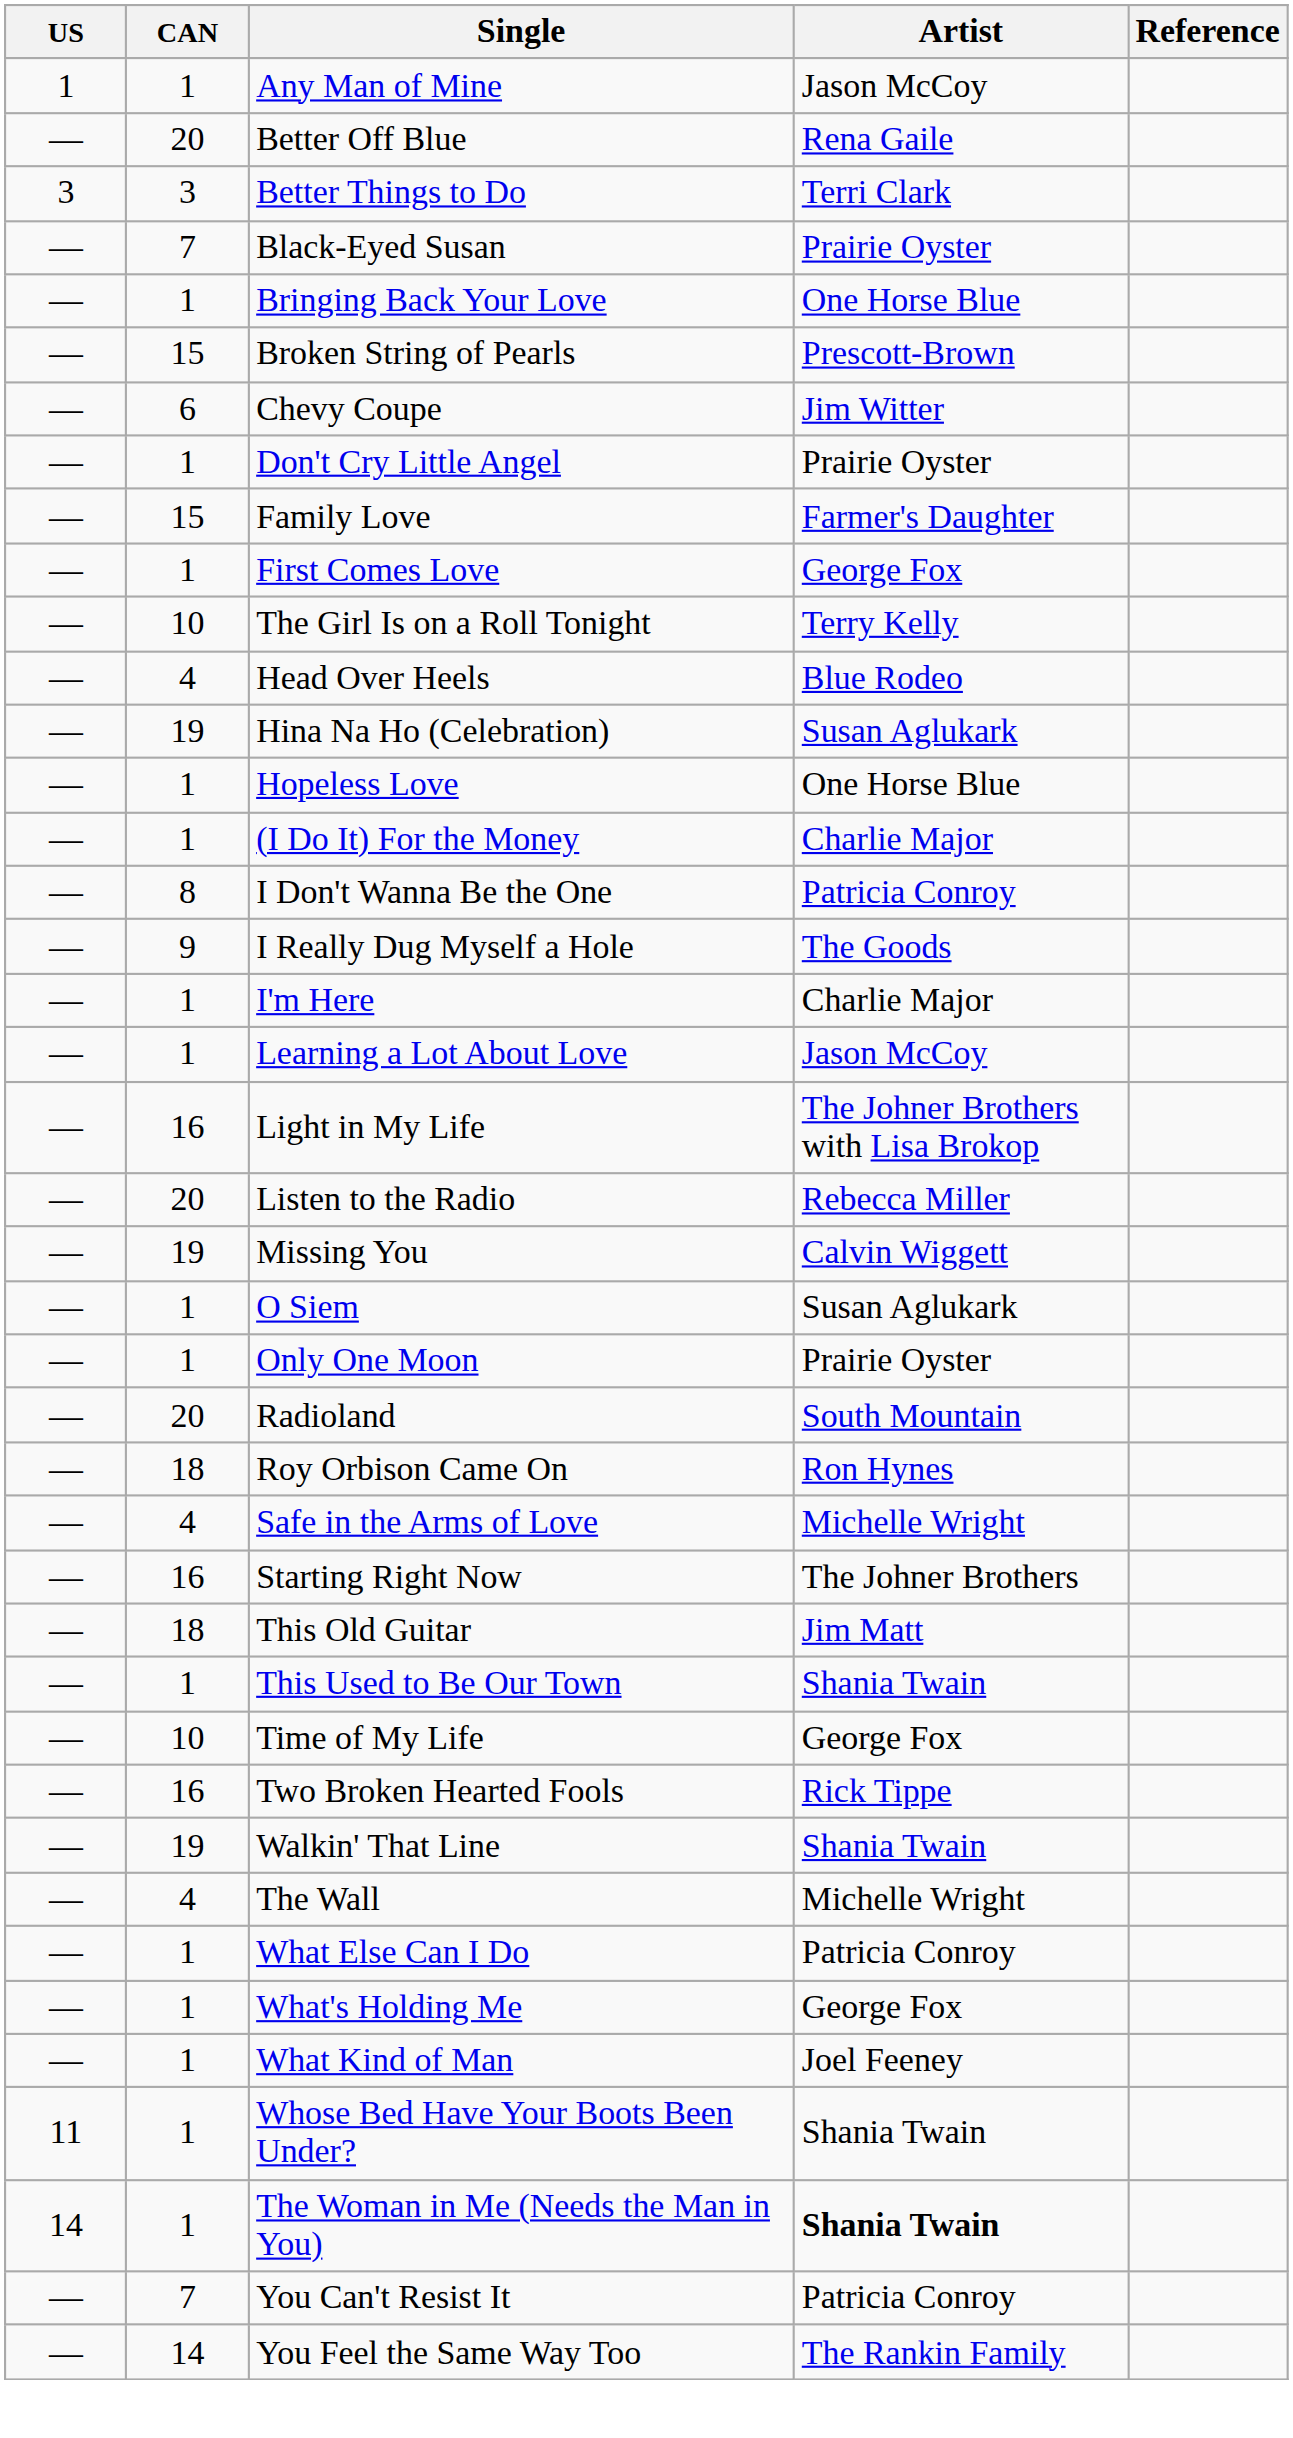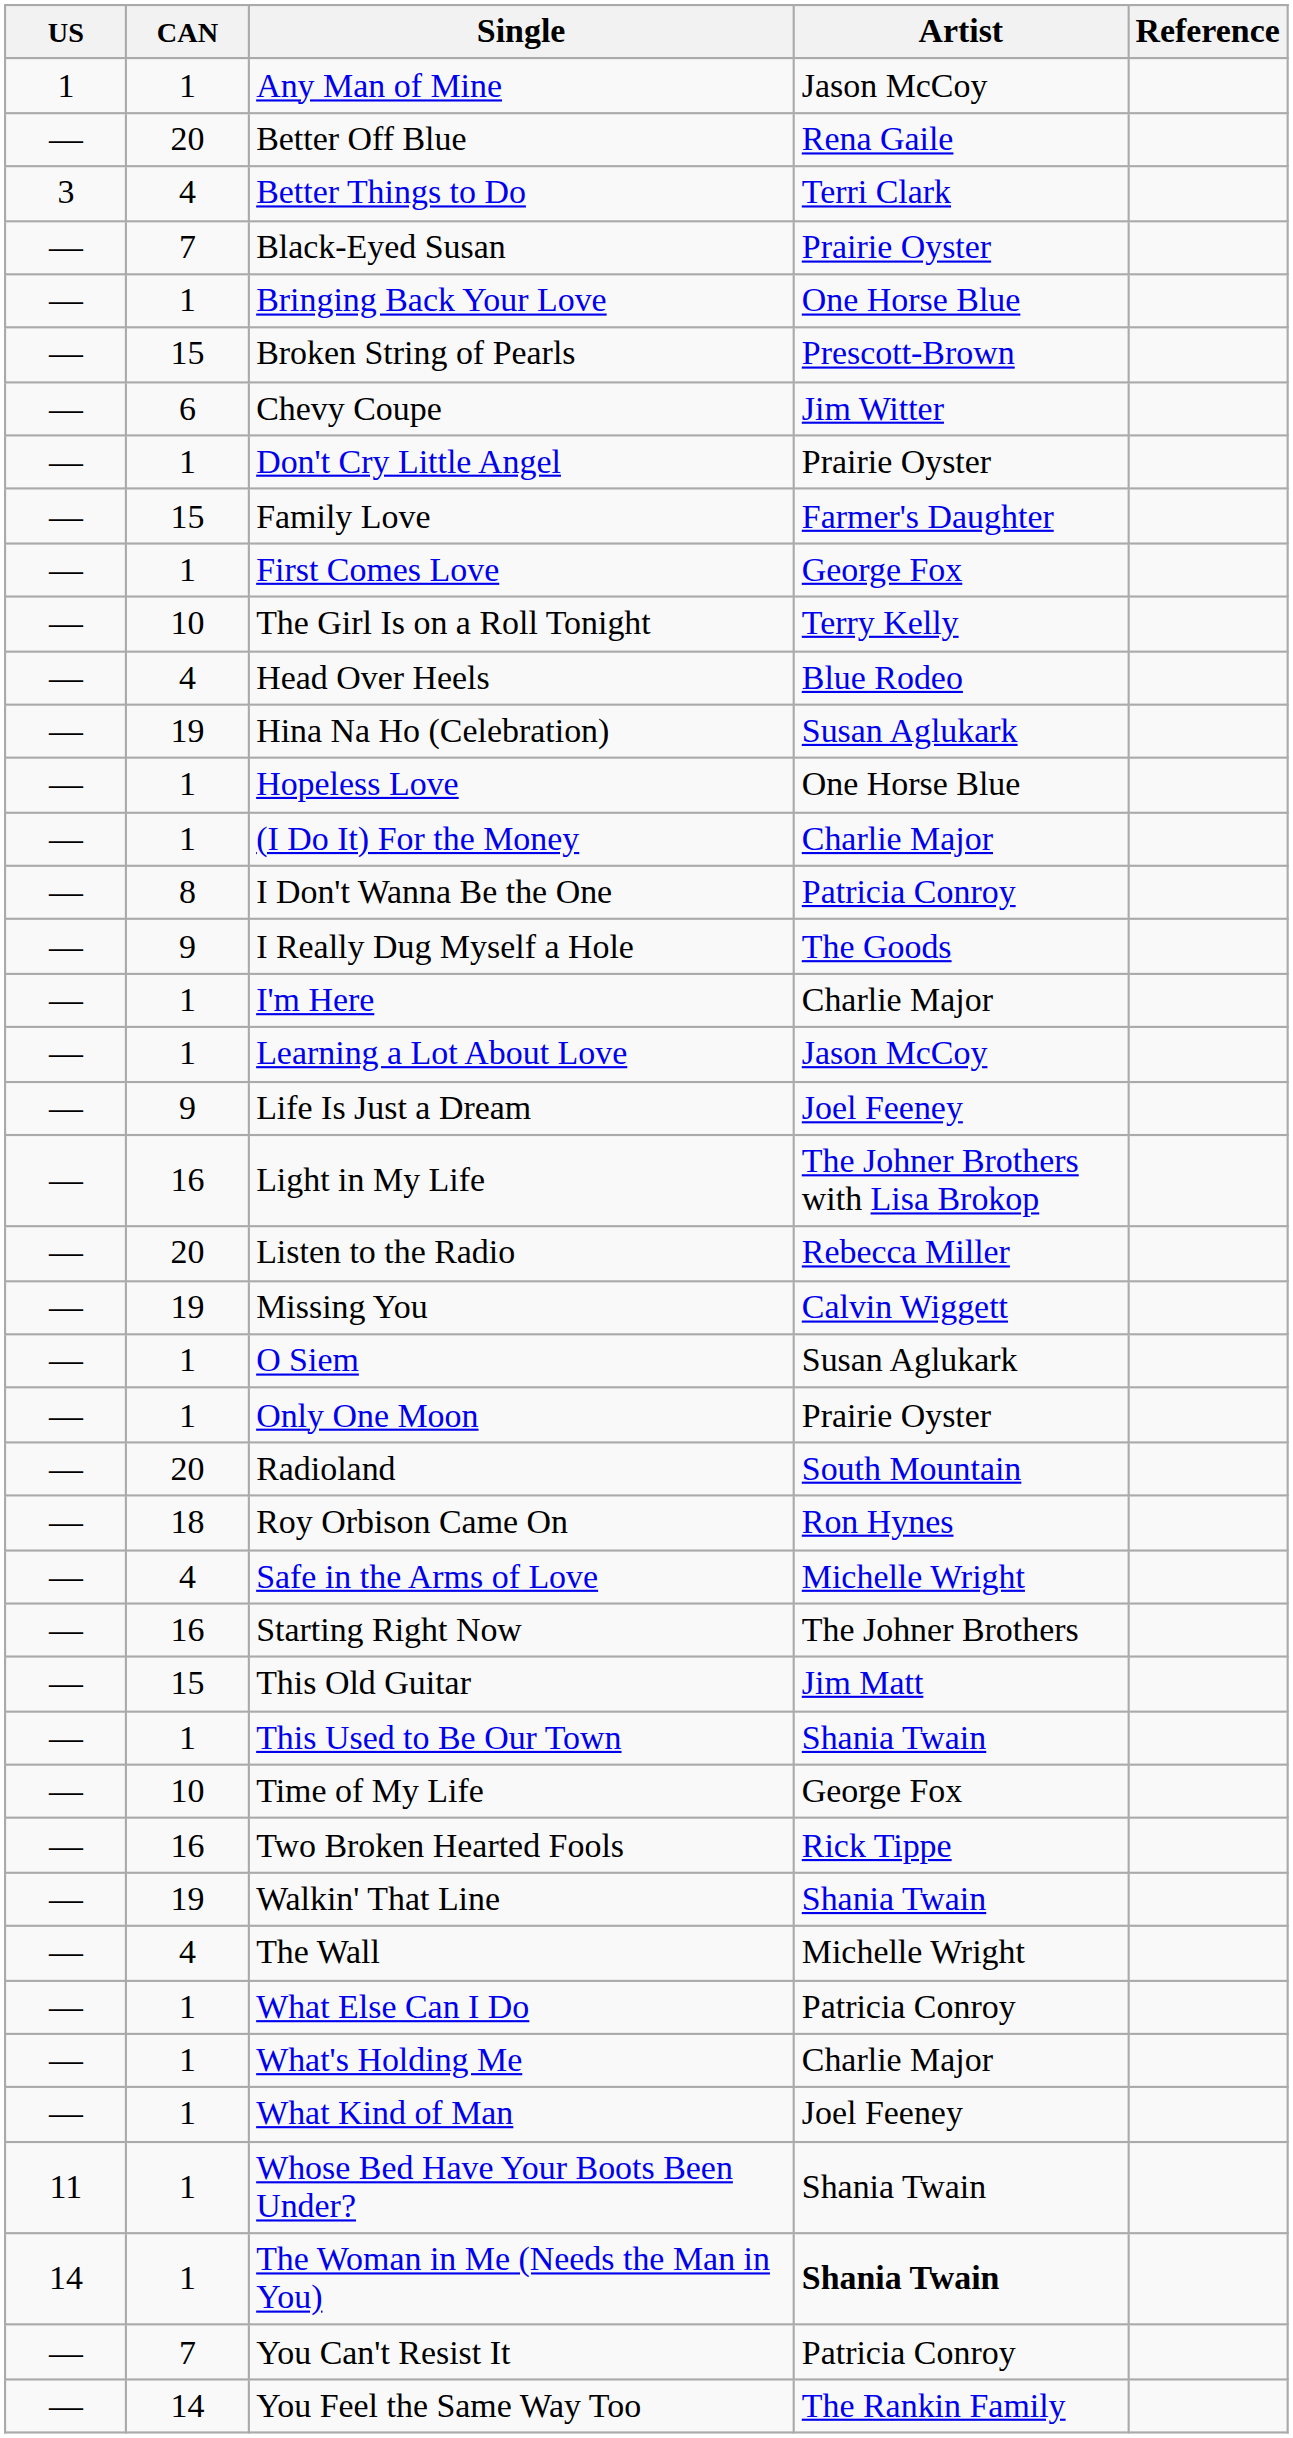(188, 192) 3 -> (188, 192) 4
+ row: (394, 1107)
(188, 1629) 18 -> (188, 1683) 15
(882, 2006) George Fox -> (897, 2059) Charlie Major
